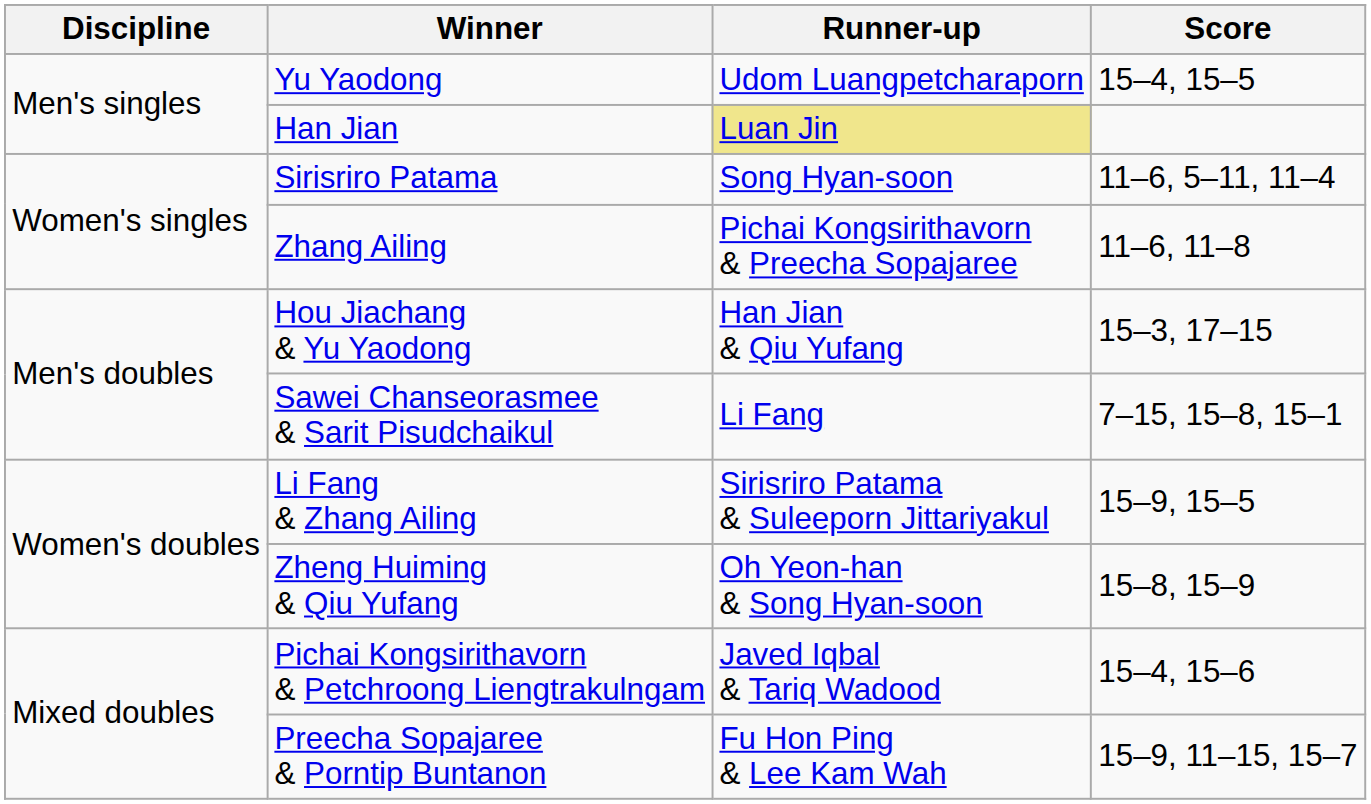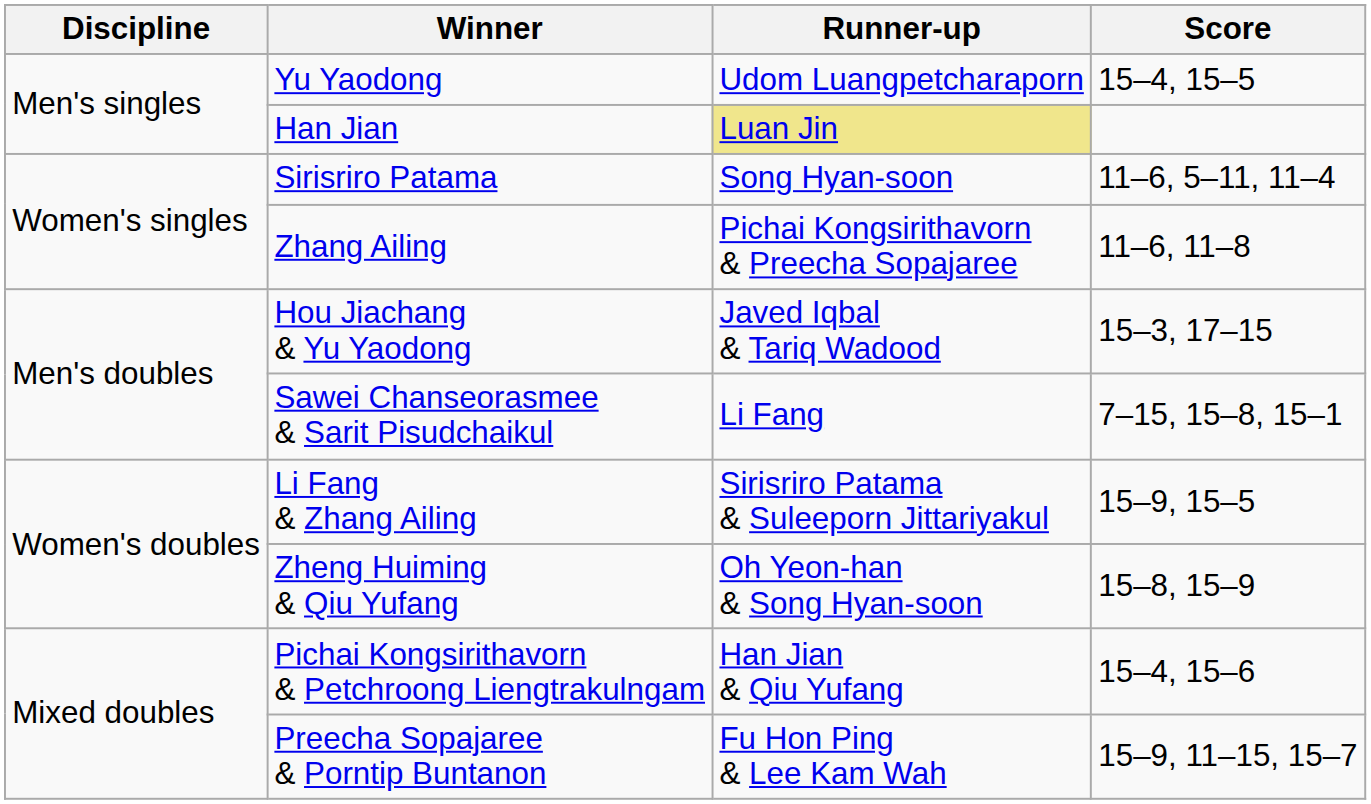(812, 330) Han Jian & Qiu Yufang -> (830, 330) Javed Iqbal & Tariq Wadood
(830, 671) Javed Iqbal & Tariq Wadood -> (812, 671) Han Jian & Qiu Yufang
